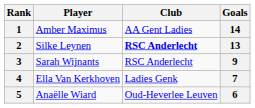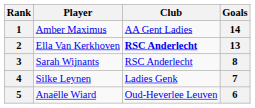(63, 45) Silke Leynen -> (78, 45) Ella Van Kerkhoven
(235, 62) 9 -> (235, 62) 8
(78, 78) Ella Van Kerkhoven -> (63, 78) Silke Leynen
